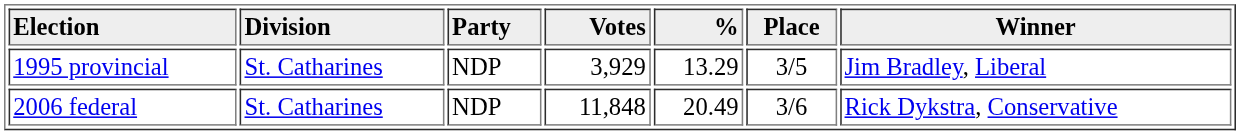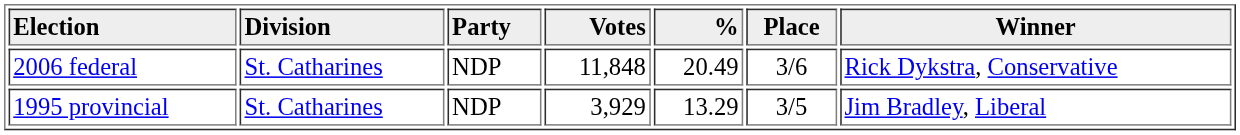rows swapped: (91, 66) <-> (75, 106)
